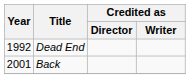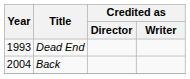(19, 47) 1992 -> (19, 47) 1993
(19, 64) 2001 -> (19, 64) 2004
